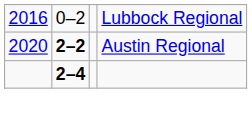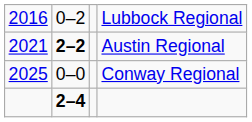(28, 46) 2020 -> (28, 46) 2021
+ row: (170, 74)
